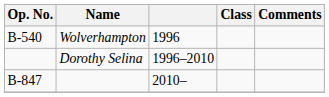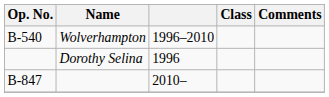(166, 37) 1996 -> (183, 37) 1996–2010
(183, 59) 1996–2010 -> (166, 59) 1996
